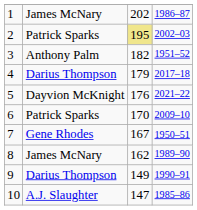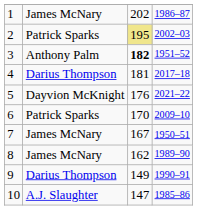(140, 54) normal -> (140, 54) bold
(140, 74) 179 -> (140, 74) 181
(60, 134) Gene Rhodes -> (64, 134) James McNary
